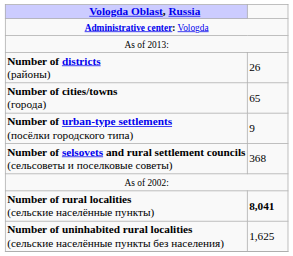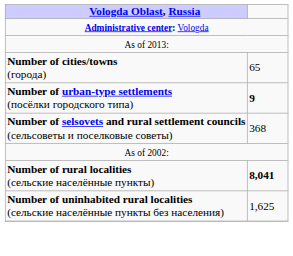- row: (54, 67)
(252, 128) normal -> (252, 98) bold
